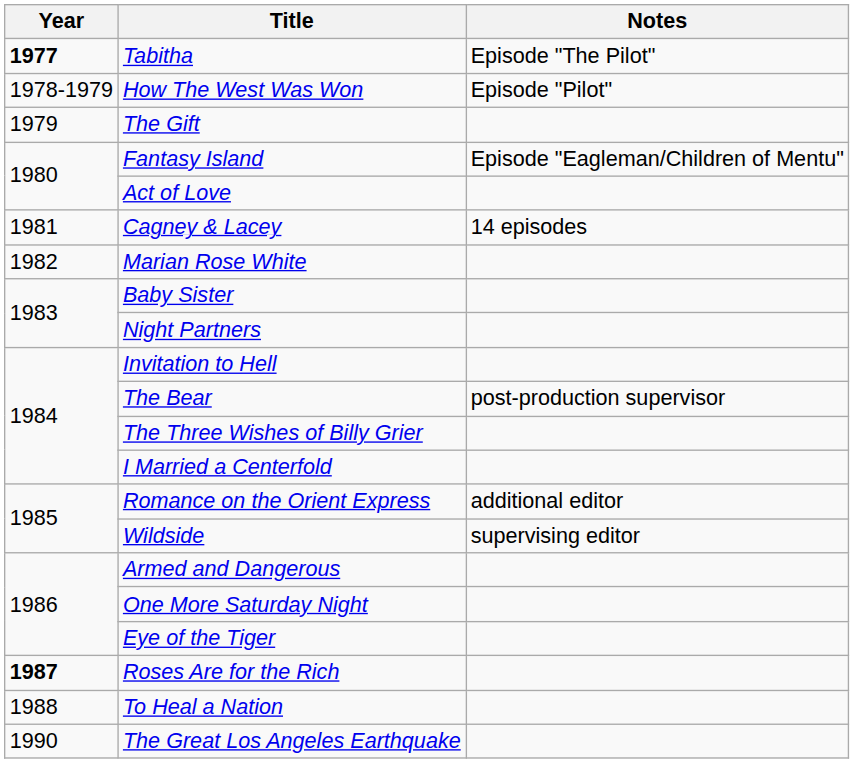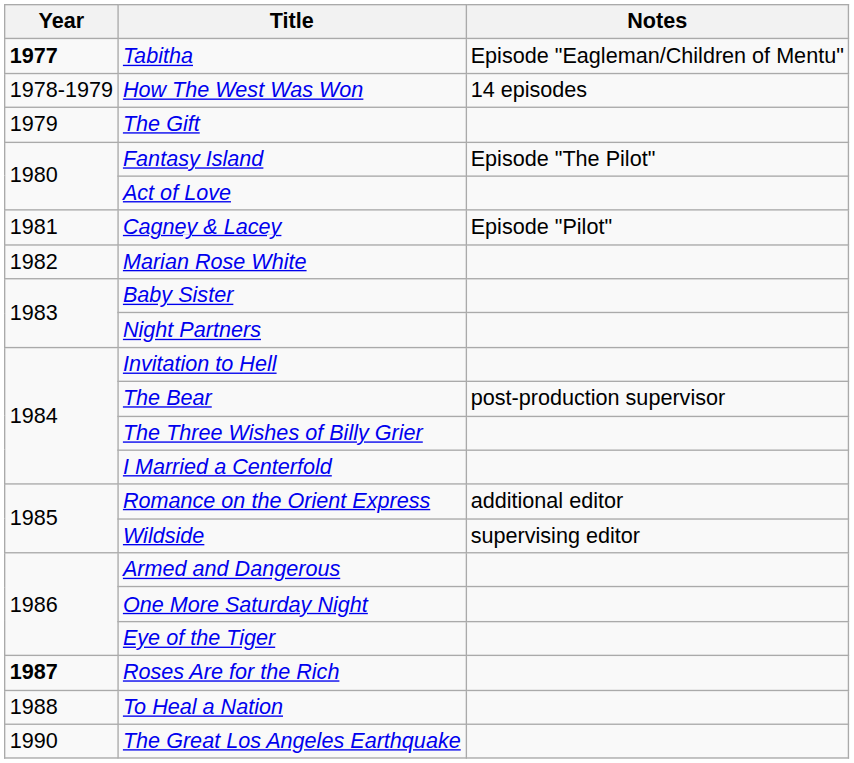(563, 55) Episode "The Pilot" -> (657, 55) Episode "Eagleman/Children of Mentu"
(541, 90) Episode "Pilot" -> (529, 90) 14 episodes
(657, 158) Episode "Eagleman/Children of Mentu" -> (563, 158) Episode "The Pilot"
(529, 227) 14 episodes -> (541, 227) Episode "Pilot"
